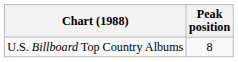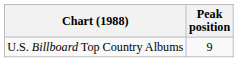(210, 47) 8 -> (210, 47) 9
